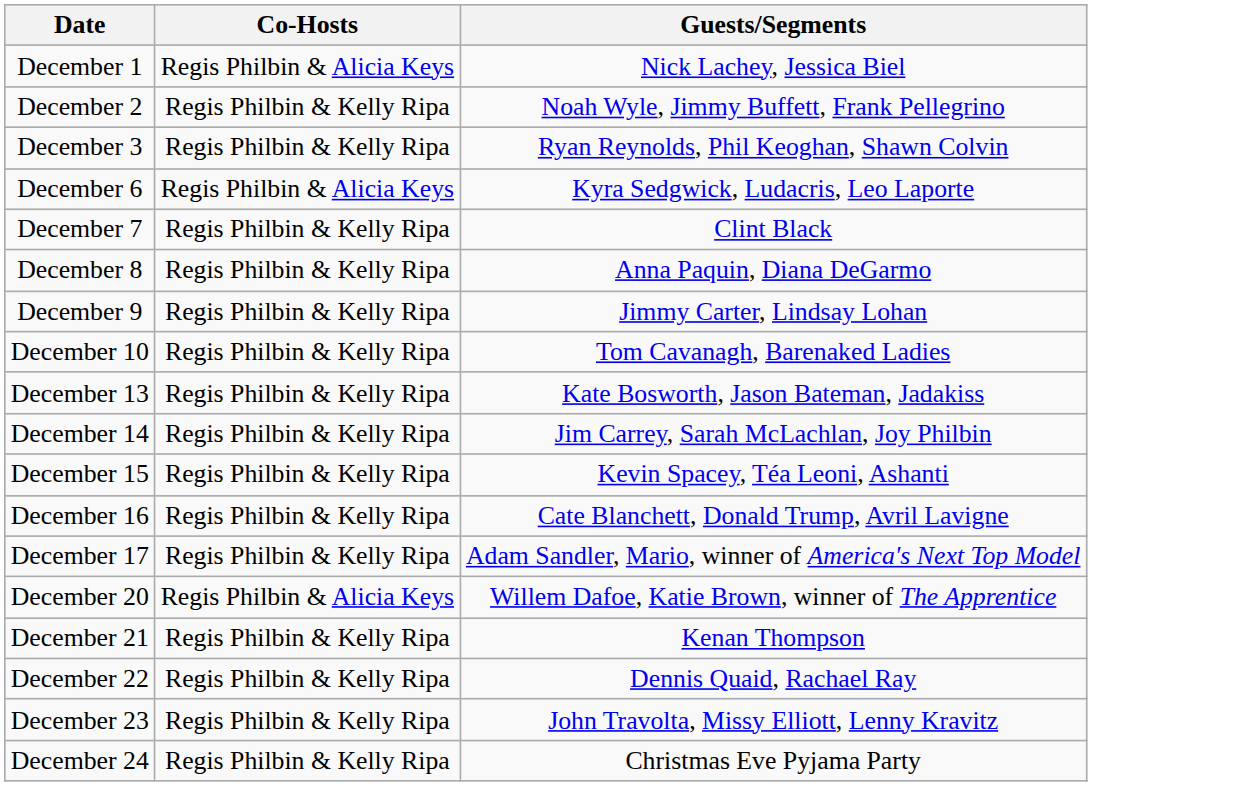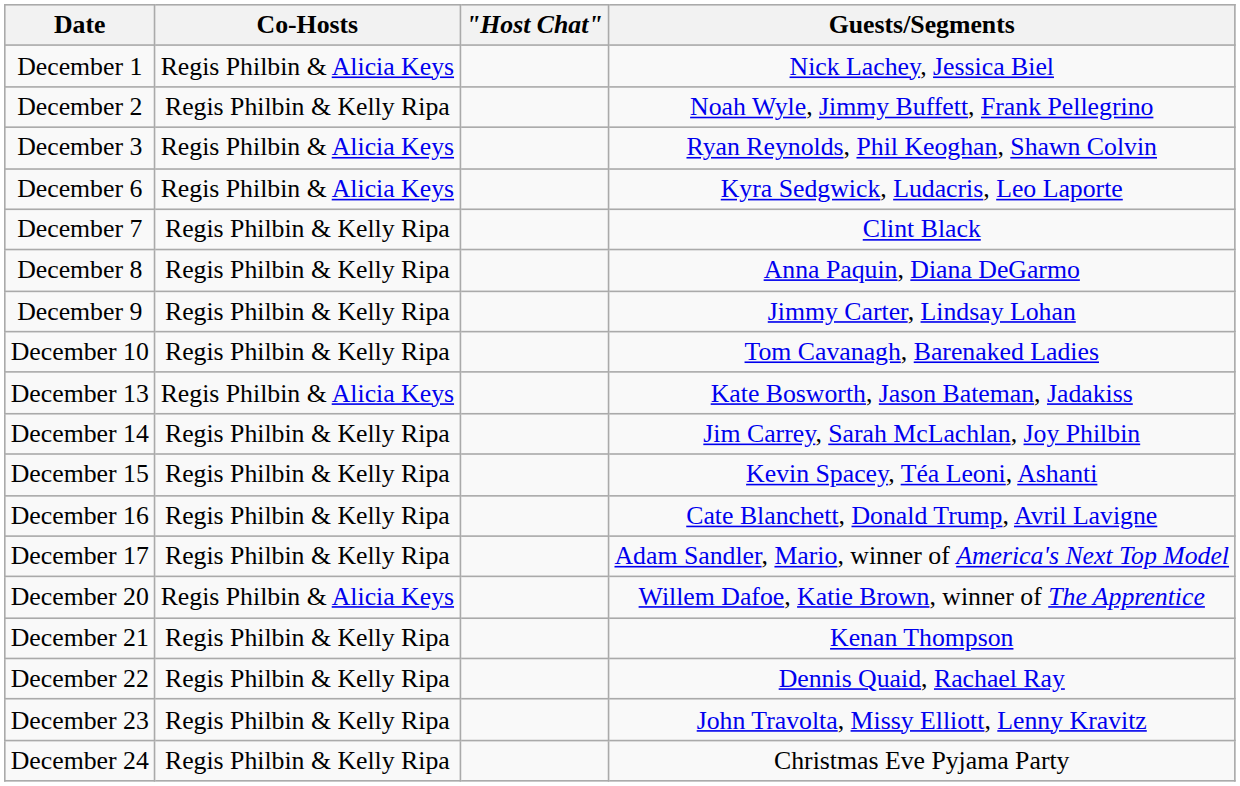+ column: (534, 24)
(307, 147) Regis Philbin & Kelly Ripa -> (307, 147) Regis Philbin & Alicia Keys
(307, 392) Regis Philbin & Kelly Ripa -> (307, 392) Regis Philbin & Alicia Keys
